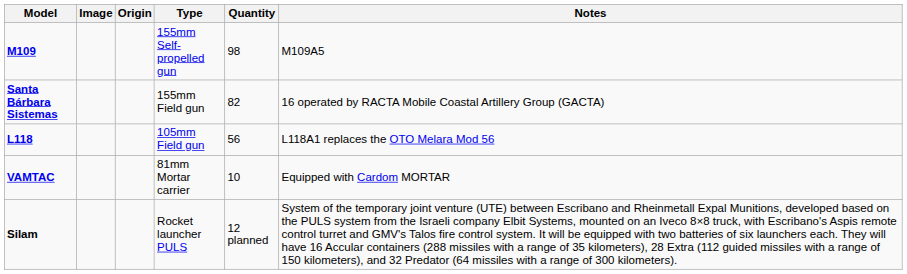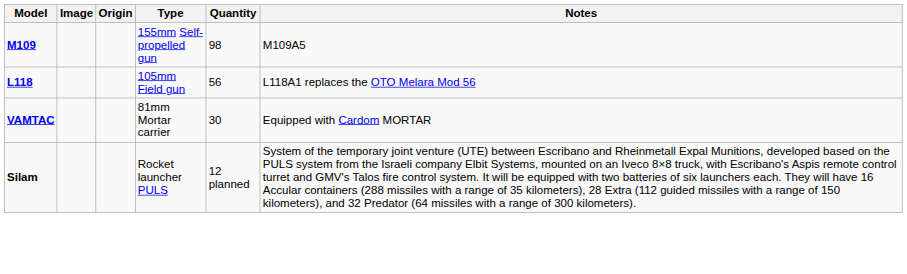- row: (32, 102)
(234, 177) 10 -> (215, 120) 30
